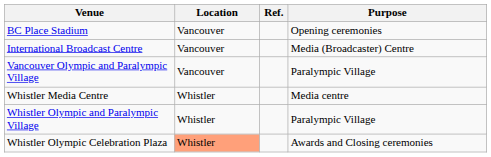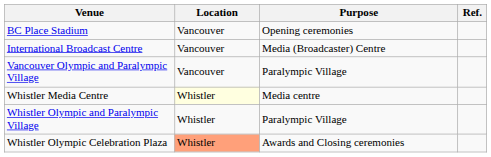columns swapped: (387, 13) <-> (274, 13)
(196, 95) no background -> (196, 95) lightyellow background
